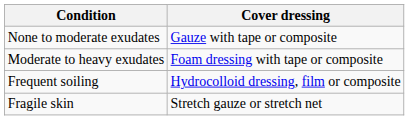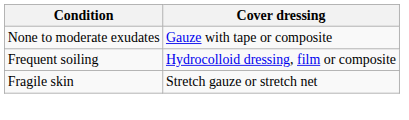- row: (86, 59)
